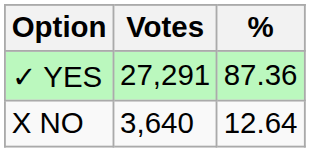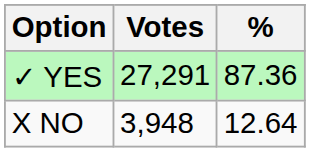(157, 123) 3,640 -> (157, 123) 3,948
